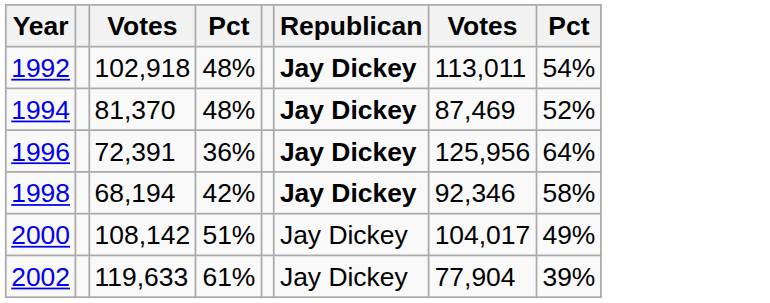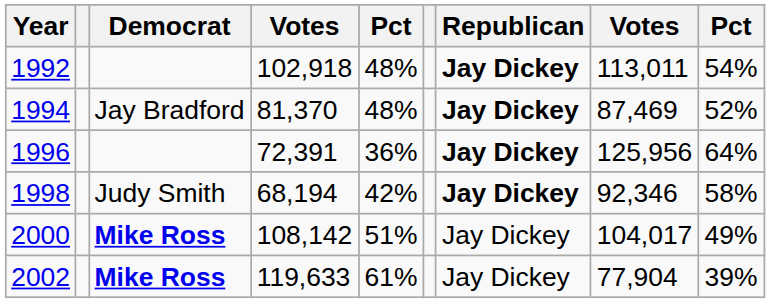+ column: (170, 26)
